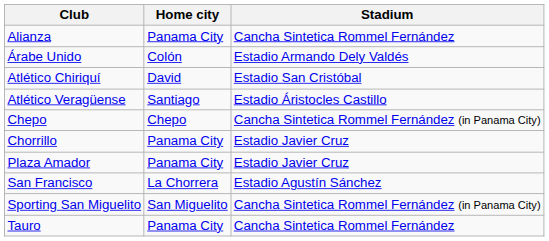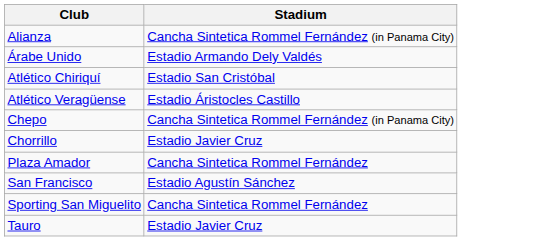- column: (187, 15)
(344, 36) Cancha Sintetica Rommel Fernández -> (301, 36) Cancha Sintetica Rommel Fernández (in Panama City)
(291, 162) Estadio Javier Cruz -> (258, 162) Cancha Sintetica Rommel Fernández
(387, 204) Cancha Sintetica Rommel Fernández (in Panama City) -> (258, 204) Cancha Sintetica Rommel Fernández
(344, 225) Cancha Sintetica Rommel Fernández -> (205, 225) Estadio Javier Cruz
